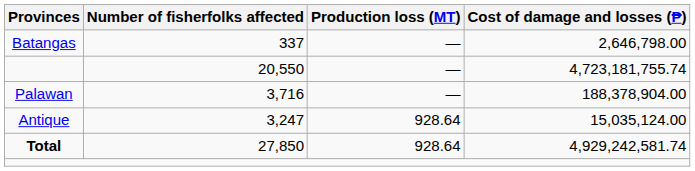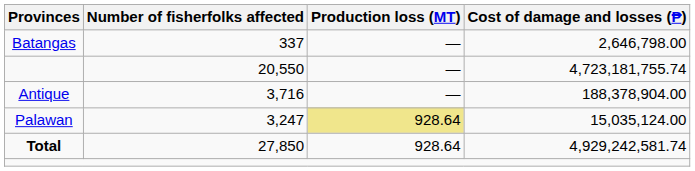(44, 94) Palawan -> (44, 94) Antique
(44, 120) Antique -> (44, 120) Palawan
(438, 120) no background -> (438, 120) khaki background
